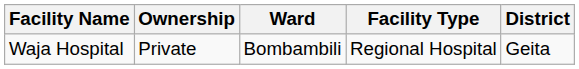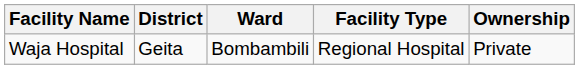columns swapped: (538, 19) <-> (187, 19)
